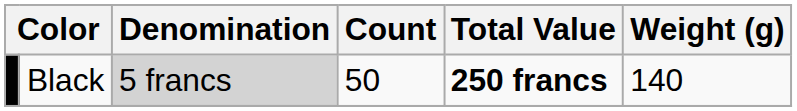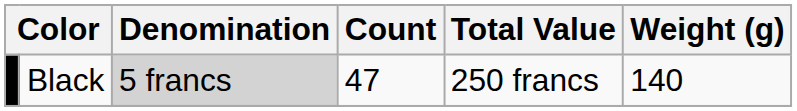(362, 79) 50 -> (362, 79) 47
(529, 79) bold -> (525, 79) normal
